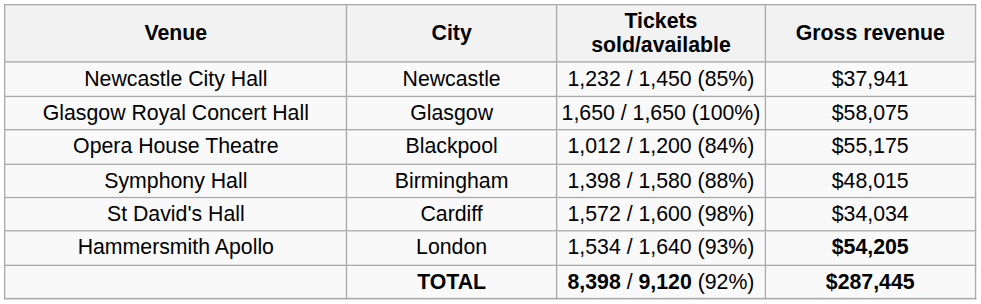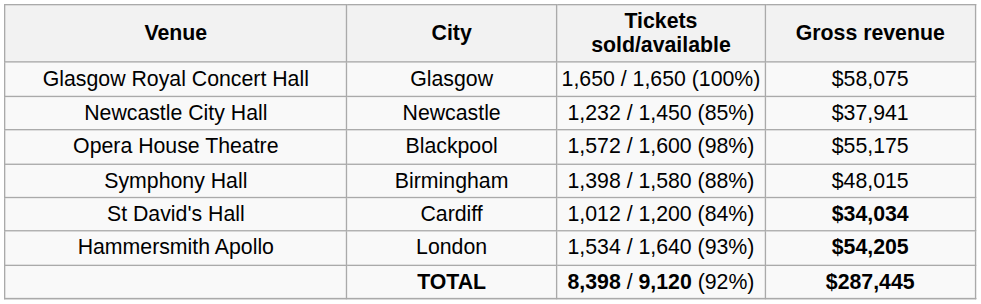rows swapped: (176, 79) <-> (176, 112)
(661, 146) 1,012 / 1,200 (84%) -> (661, 146) 1,572 / 1,600 (98%)
(661, 214) 1,572 / 1,600 (98%) -> (661, 214) 1,012 / 1,200 (84%)
(870, 214) normal -> (870, 214) bold
